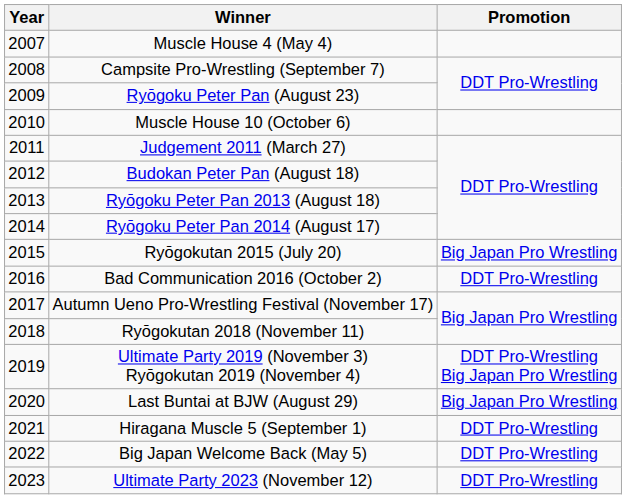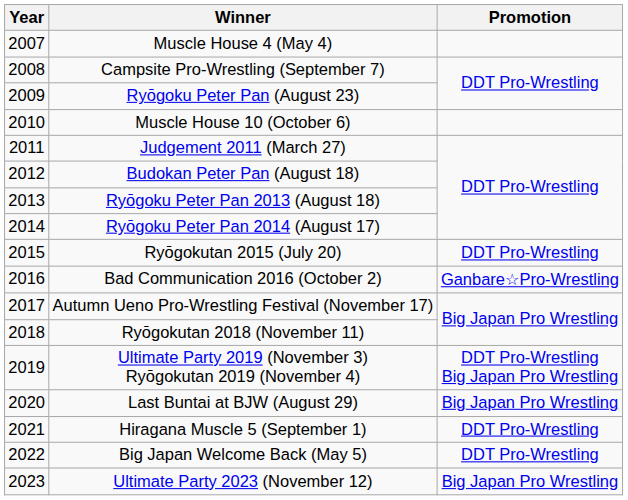(529, 252) Big Japan Pro Wrestling -> (530, 252) DDT Pro-Wrestling
(529, 278) DDT Pro-Wrestling -> (530, 279) Ganbare☆Pro-Wrestling
(529, 480) DDT Pro-Wrestling -> (530, 481) Big Japan Pro Wrestling
